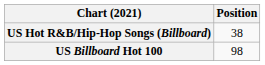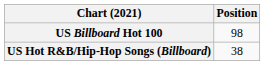rows swapped: (109, 51) <-> (109, 32)
